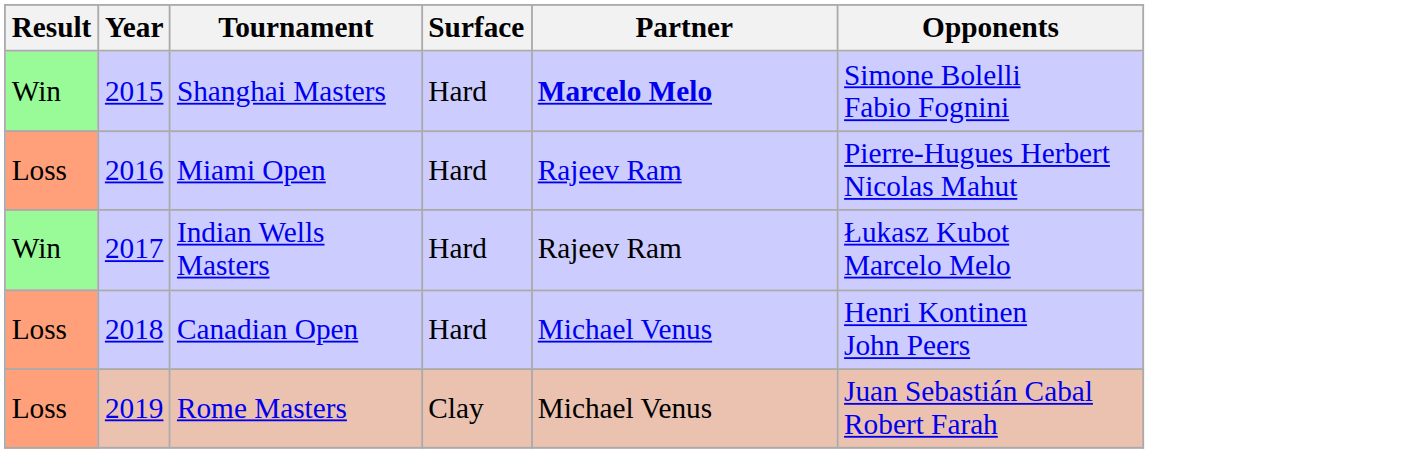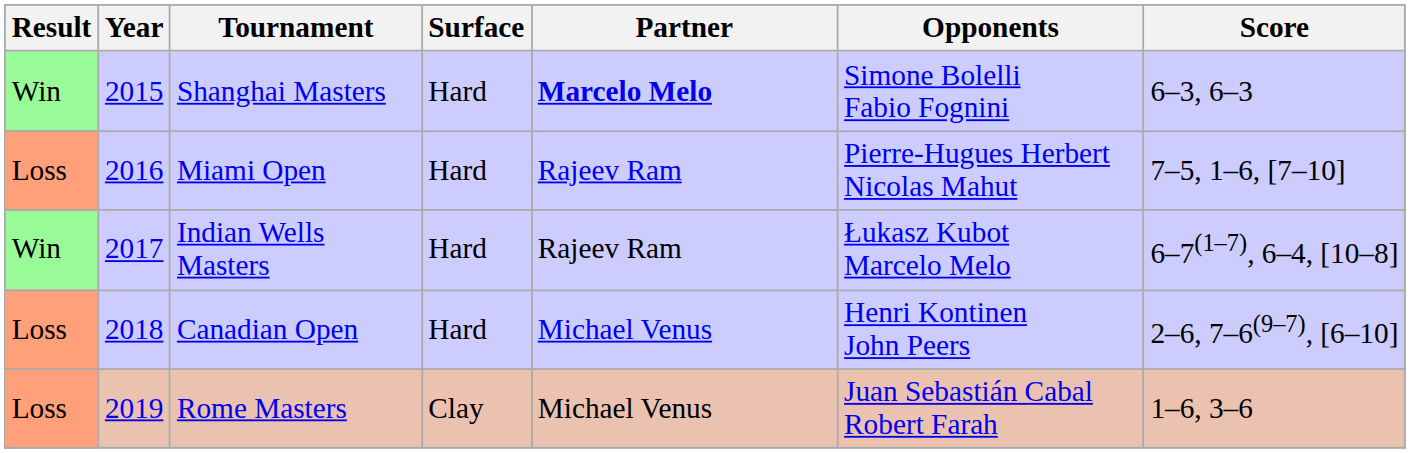+ column: (1274, 27)
